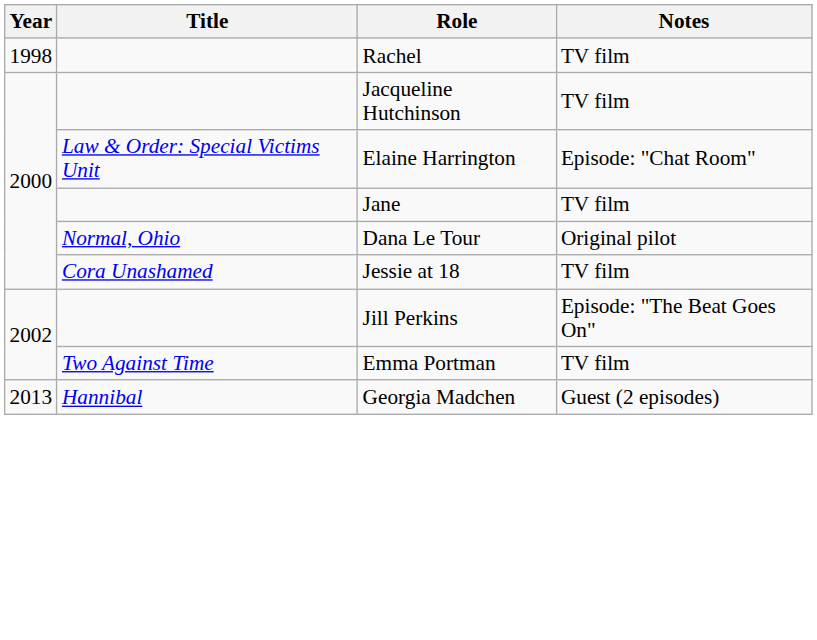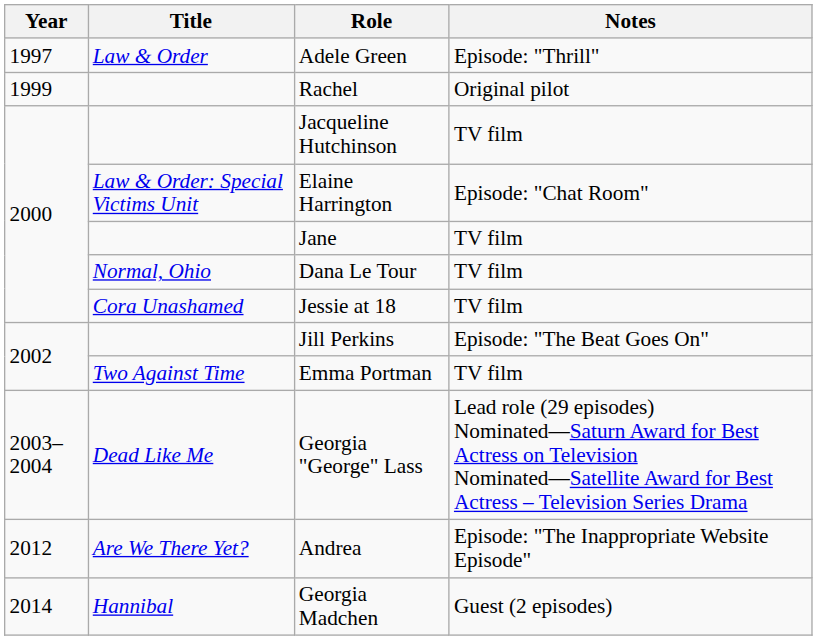+ row: (353, 55)
(31, 55) 1998 -> (31, 88) 1999
(595, 55) TV film -> (512, 88) Original pilot
(619, 237) Original pilot -> (488, 271) TV film
+ row: (361, 454)
+ row: (330, 548)
(31, 396) 2013 -> (31, 605) 2014
